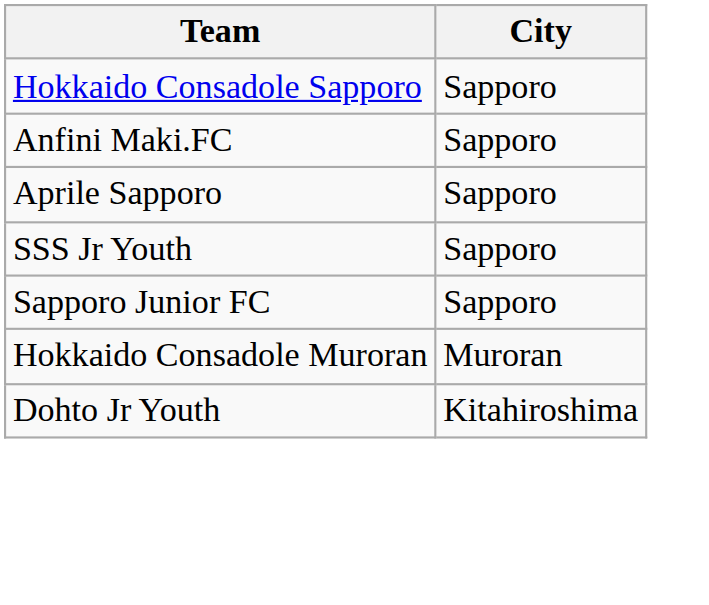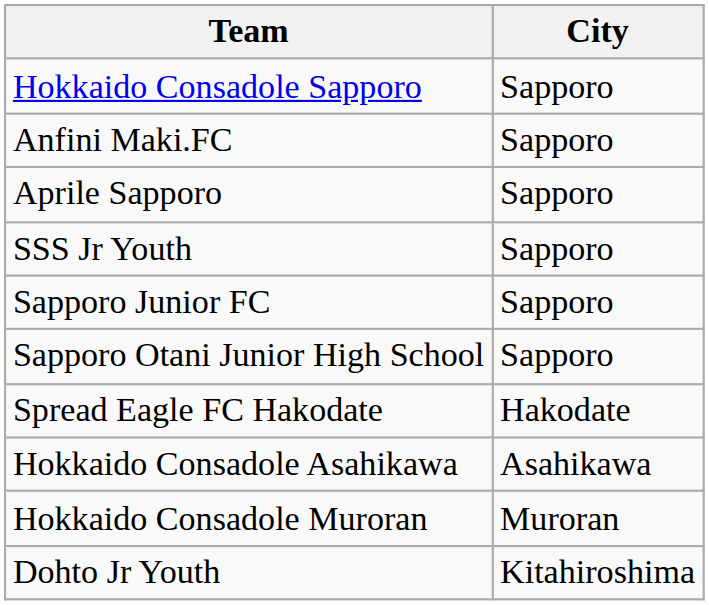+ row: (249, 355)
+ row: (198, 409)
+ row: (235, 463)
